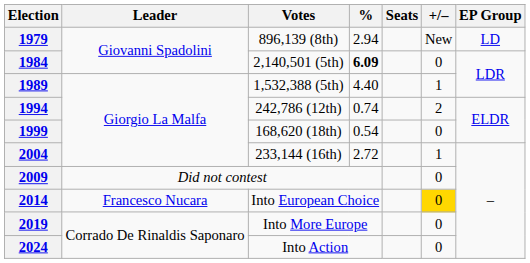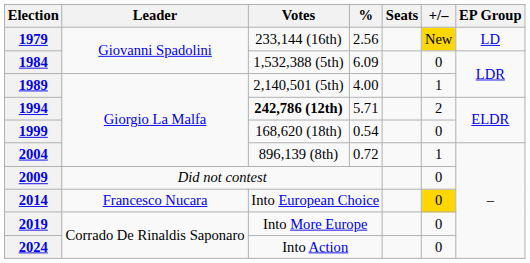(298, 39) 896,139 (8th) -> (298, 39) 233,144 (16th)
(366, 39) 2.94 -> (366, 39) 2.56
(439, 39) no background -> (439, 39) gold background
(298, 62) 2,140,501 (5th) -> (298, 62) 1,532,388 (5th)
(366, 62) bold -> (366, 62) normal
(298, 85) 1,532,388 (5th) -> (298, 85) 2,140,501 (5th)
(366, 85) 4.40 -> (366, 85) 4.00
(298, 108) normal -> (298, 108) bold
(366, 108) 0.74 -> (366, 108) 5.71
(298, 154) 233,144 (16th) -> (298, 154) 896,139 (8th)
(366, 154) 2.72 -> (366, 154) 0.72
